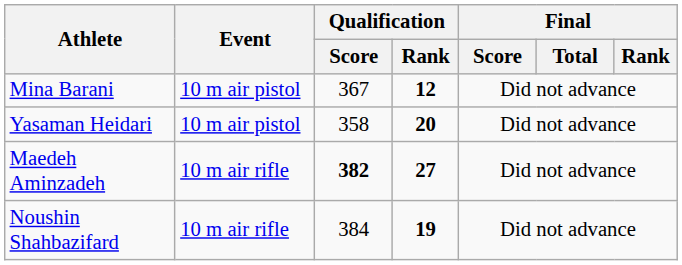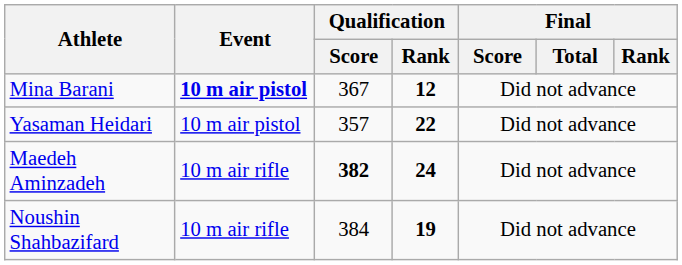(240, 90) normal -> (244, 90) bold
(354, 124) 358 -> (354, 124) 357
(426, 124) 20 -> (426, 124) 22
(426, 171) 27 -> (426, 171) 24
